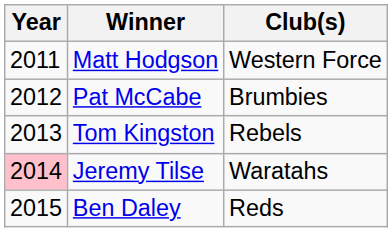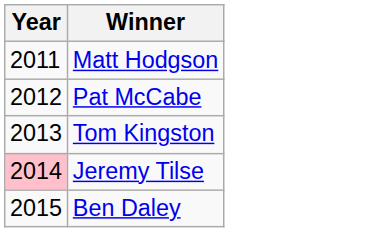- column: (305, 23)
